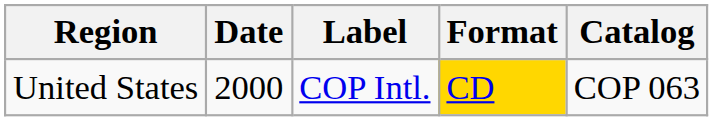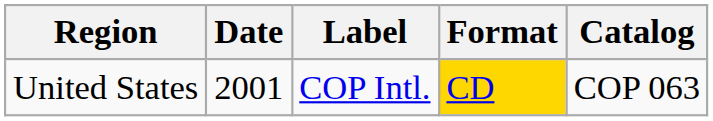(249, 86) 2000 -> (249, 86) 2001
